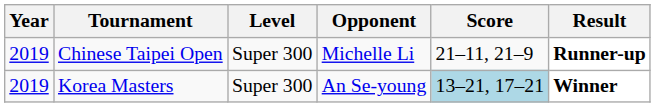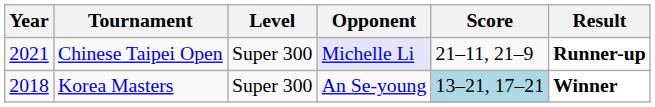(29, 53) 2019 -> (29, 53) 2021
(368, 53) no background -> (368, 53) lavender background
(29, 86) 2019 -> (29, 86) 2018
